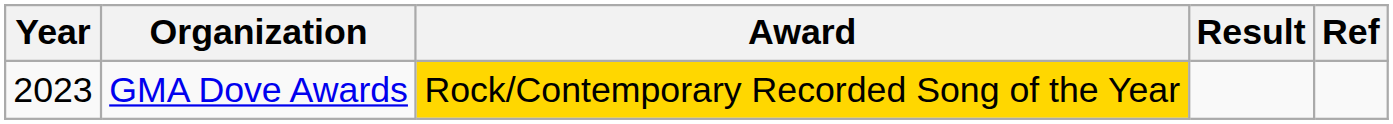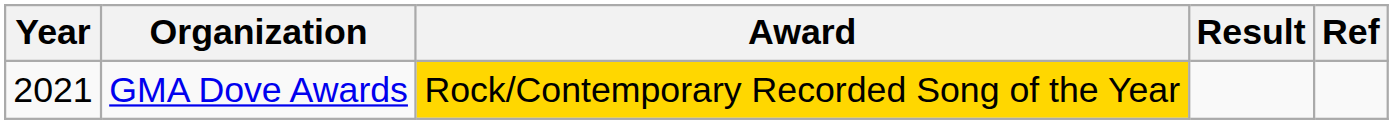(53, 89) 2023 -> (53, 89) 2021
